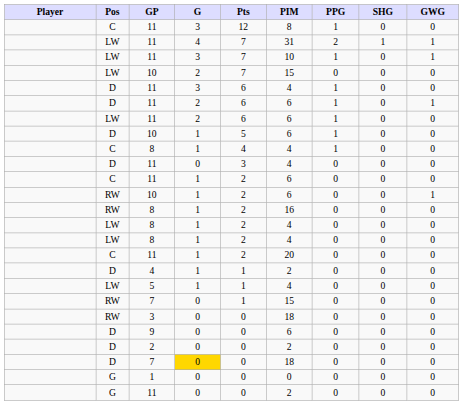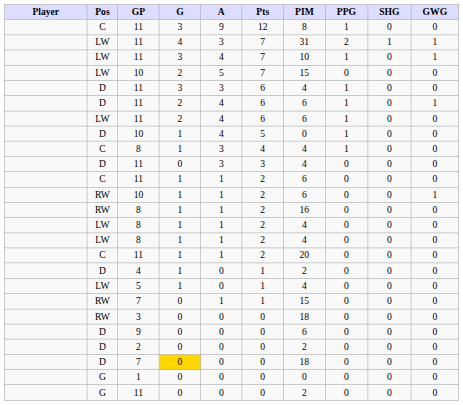+ column: (221, 12)
(289, 133) 6 -> (304, 133) 0
